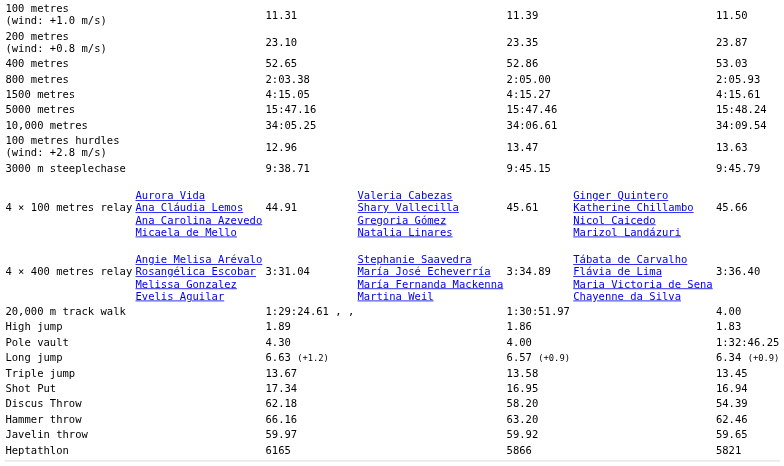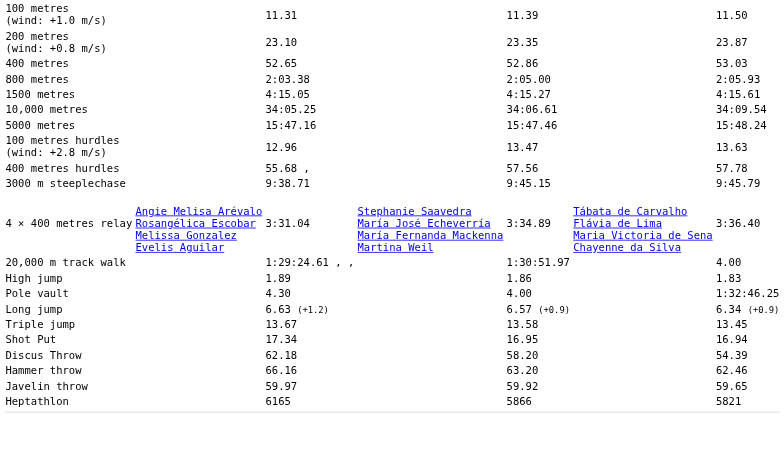rows swapped: (40, 110) <-> (47, 125)
+ row: (62, 168)
- row: (69, 208)
